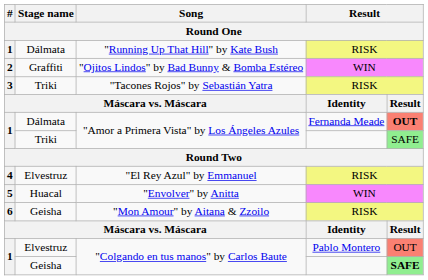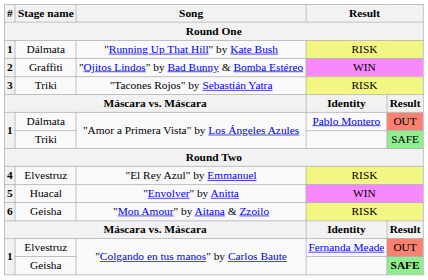(346, 121) Fernanda Meade -> (346, 121) Pablo Montero
(405, 121) bold -> (405, 121) normal
(346, 247) Pablo Montero -> (346, 247) Fernanda Meade
